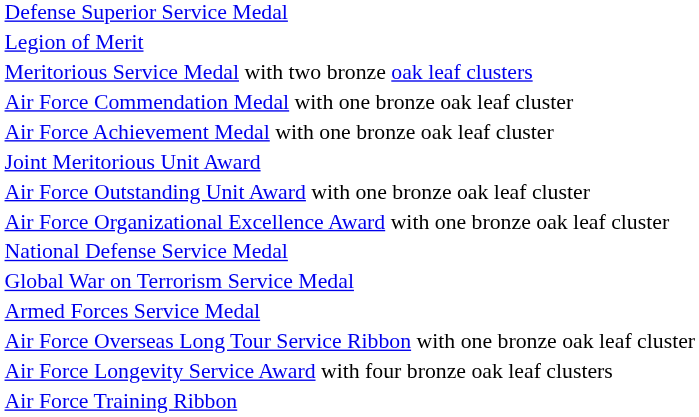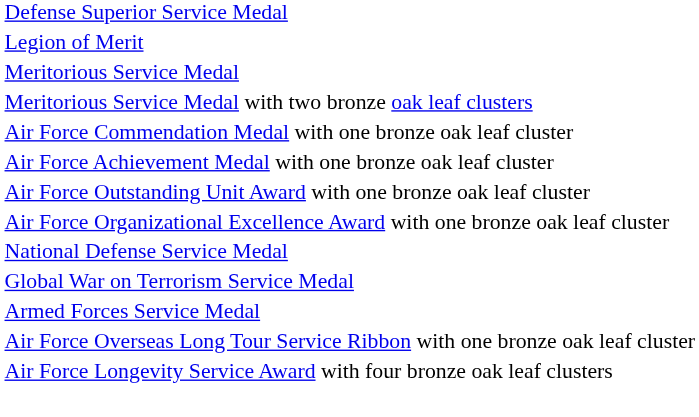+ row: (122, 71)
- row: (133, 161)
- row: (121, 401)
